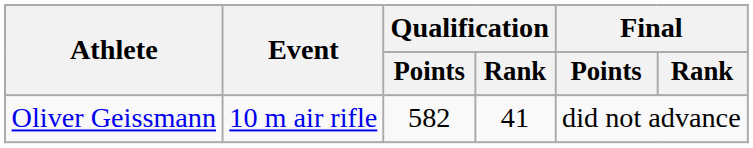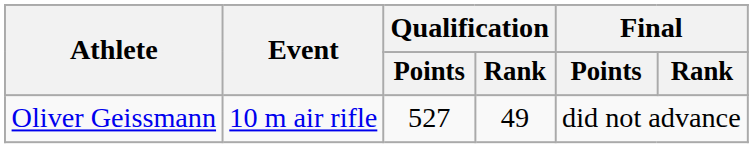(429, 118) 582 -> (429, 118) 527
(515, 118) 41 -> (515, 118) 49
